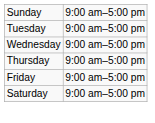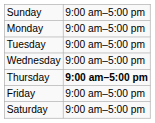+ row: (25, 28)
(105, 61) normal -> (107, 77) bold
